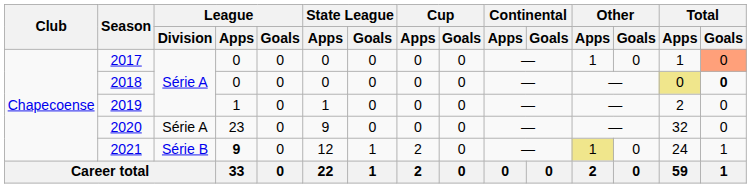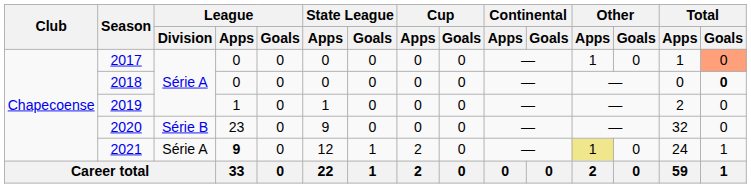(680, 82) khaki background -> (680, 82) no background
(185, 127) Série A -> (185, 127) Série B
(185, 149) Série B -> (185, 149) Série A
